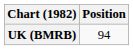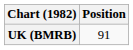(104, 34) 94 -> (104, 34) 91
